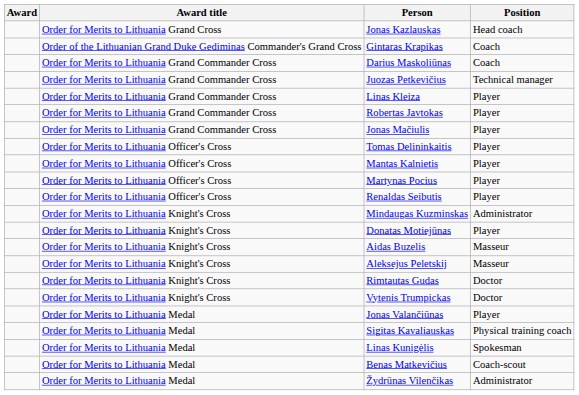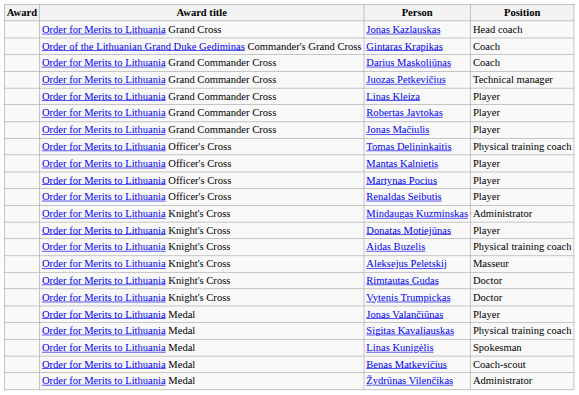(486, 146) Player -> (522, 146) Physical training coach
(491, 247) Masseur -> (522, 247) Physical training coach
